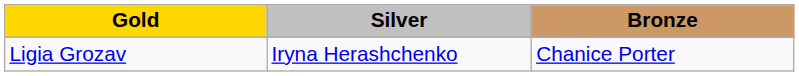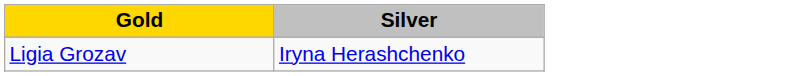- column: (663, 20)
